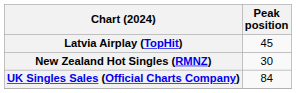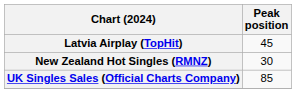(267, 79) 84 -> (267, 79) 85
